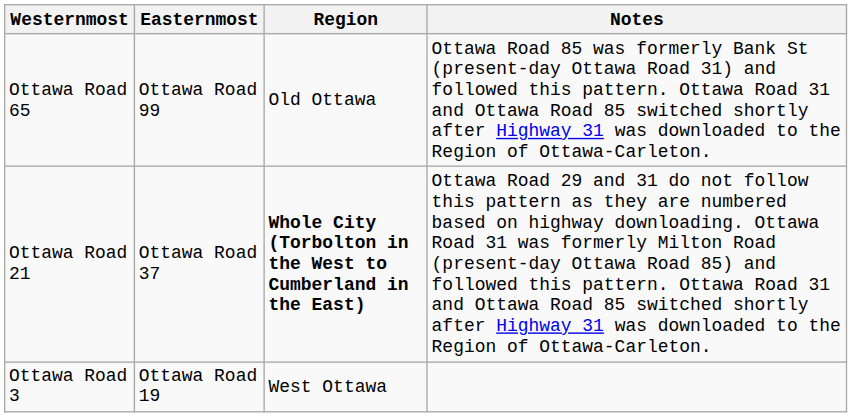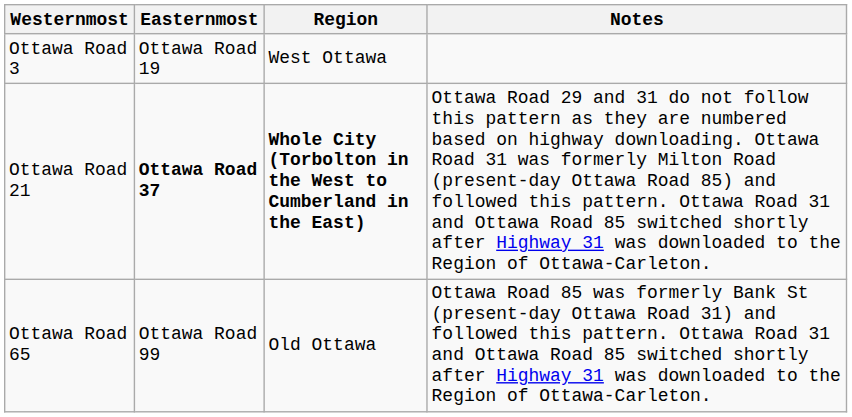rows swapped: (68, 386) <-> (68, 100)
(198, 264) normal -> (198, 181) bold
